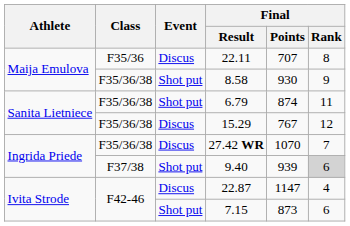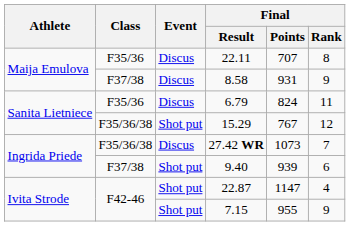(125, 80) F35/36/38 -> (125, 80) F37/38
(180, 80) Shot put -> (176, 80) Discus
(287, 80) 930 -> (287, 80) 931
(125, 102) F35/36/38 -> (125, 102) F35/36
(180, 102) Shot put -> (176, 102) Discus
(287, 102) 874 -> (287, 102) 824
(176, 123) Discus -> (180, 123) Shot put
(287, 145) 1070 -> (287, 145) 1073
(326, 166) lightgrey background -> (326, 166) no background
(176, 188) Discus -> (180, 188) Shot put
(287, 210) 873 -> (287, 210) 955
(326, 210) 6 -> (326, 210) 9
